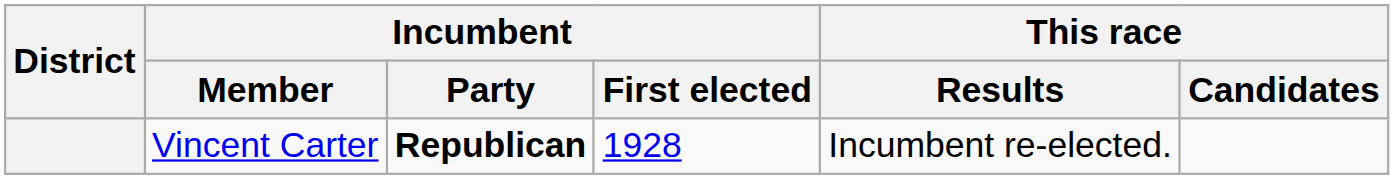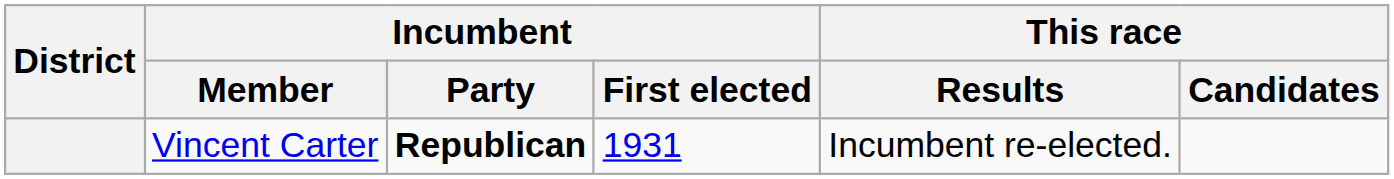(642, 145) 1928 -> (642, 145) 1931
